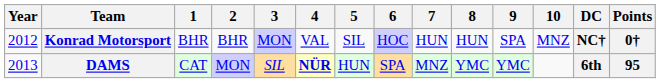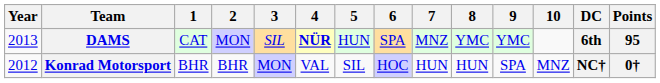rows swapped: (108, 40) <-> (108, 65)
